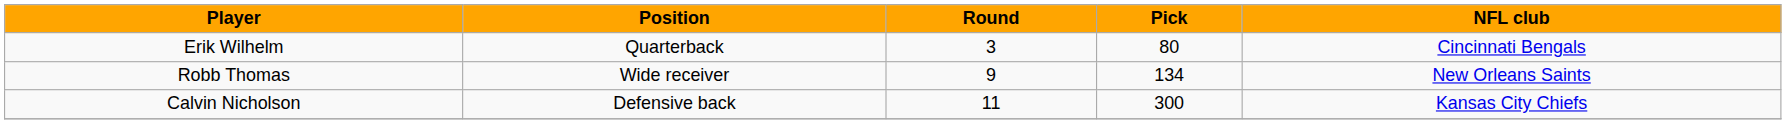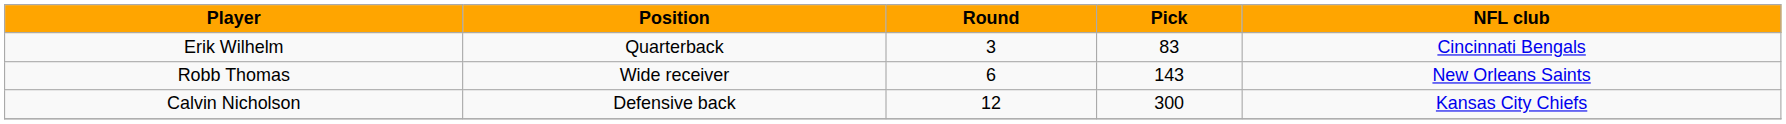(1169, 47) 80 -> (1169, 47) 83
(991, 75) 9 -> (991, 75) 6
(1169, 75) 134 -> (1169, 75) 143
(991, 103) 11 -> (991, 103) 12
